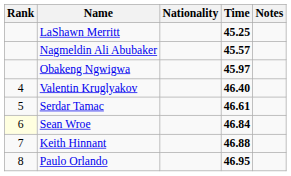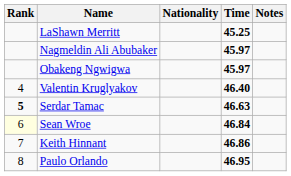(237, 50) 45.57 -> (237, 50) 45.97
(21, 106) normal -> (21, 106) bold
(237, 106) 46.61 -> (237, 106) 46.63
(237, 143) 46.88 -> (237, 143) 46.86
